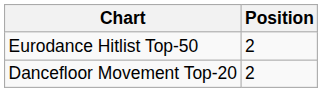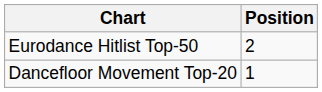(250, 73) 2 -> (250, 73) 1
